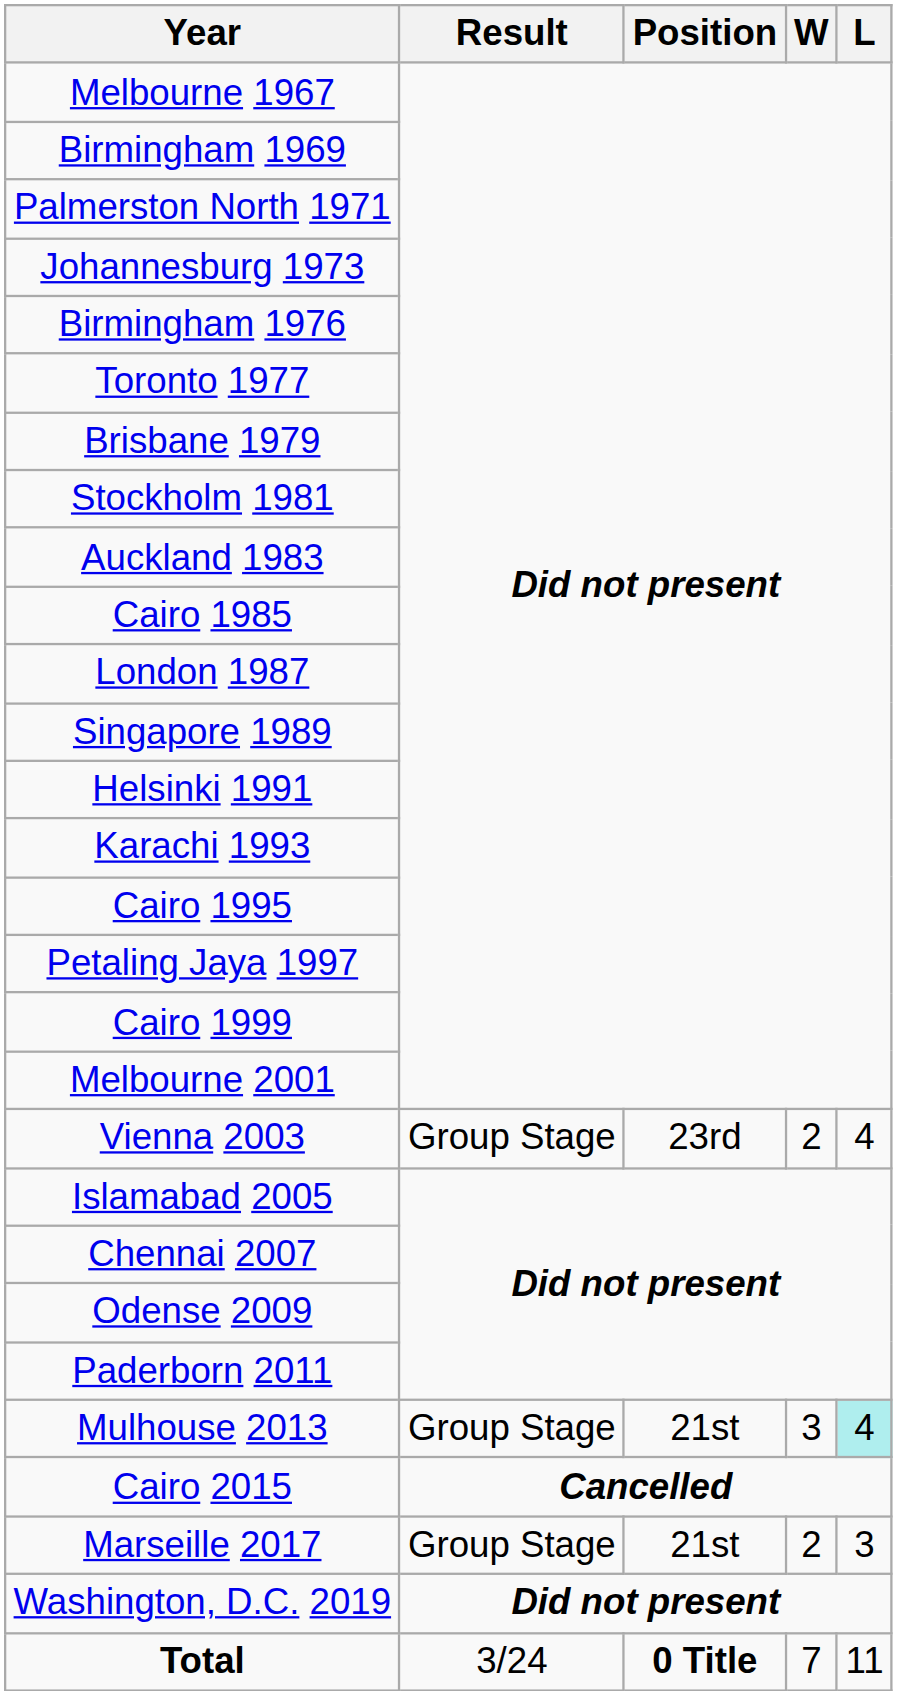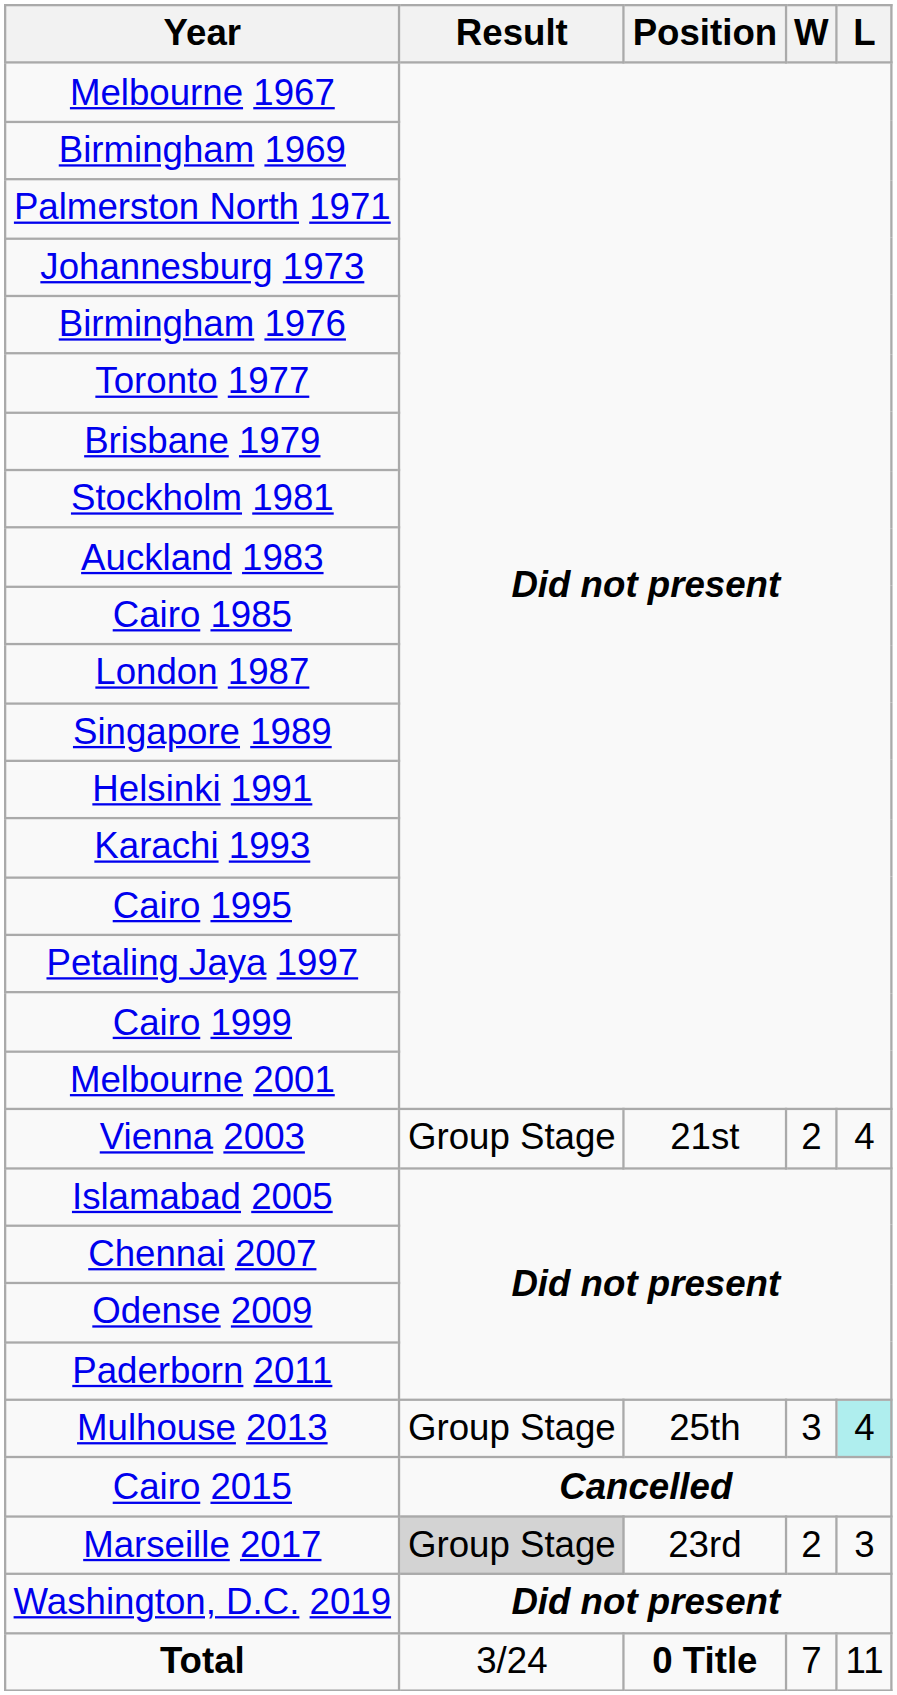(705, 1137) 23rd -> (705, 1137) 21st
(705, 1428) 21st -> (705, 1428) 25th
(512, 1544) no background -> (512, 1544) lightgrey background
(705, 1544) 21st -> (705, 1544) 23rd
